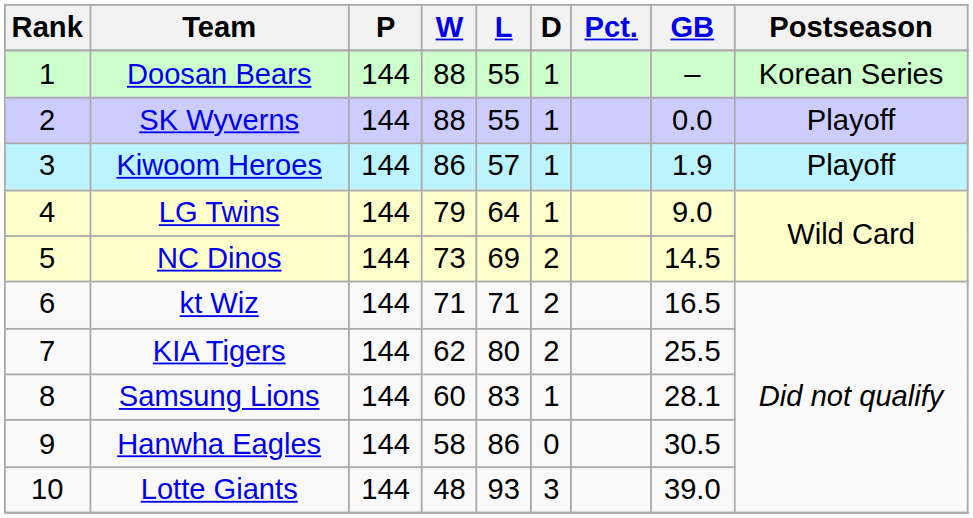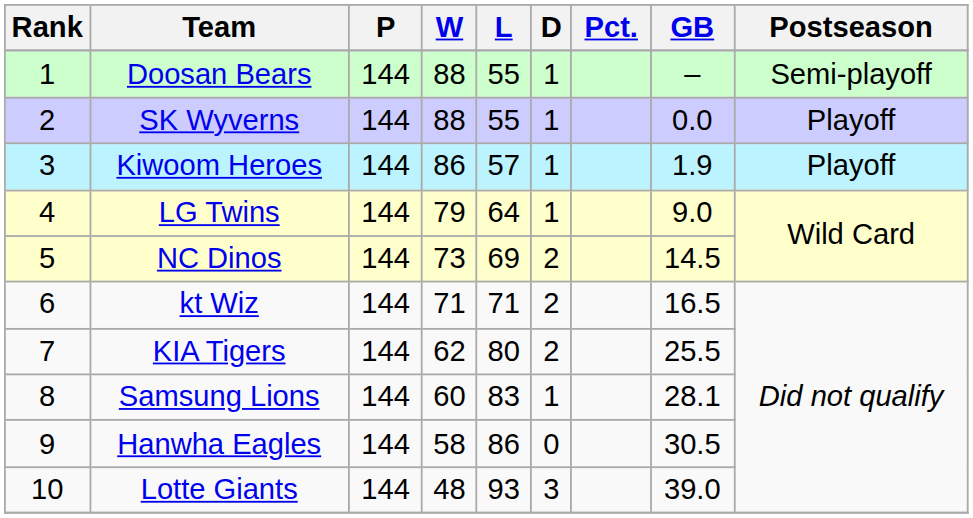(851, 73) Korean Series -> (851, 73) Semi-playoff
